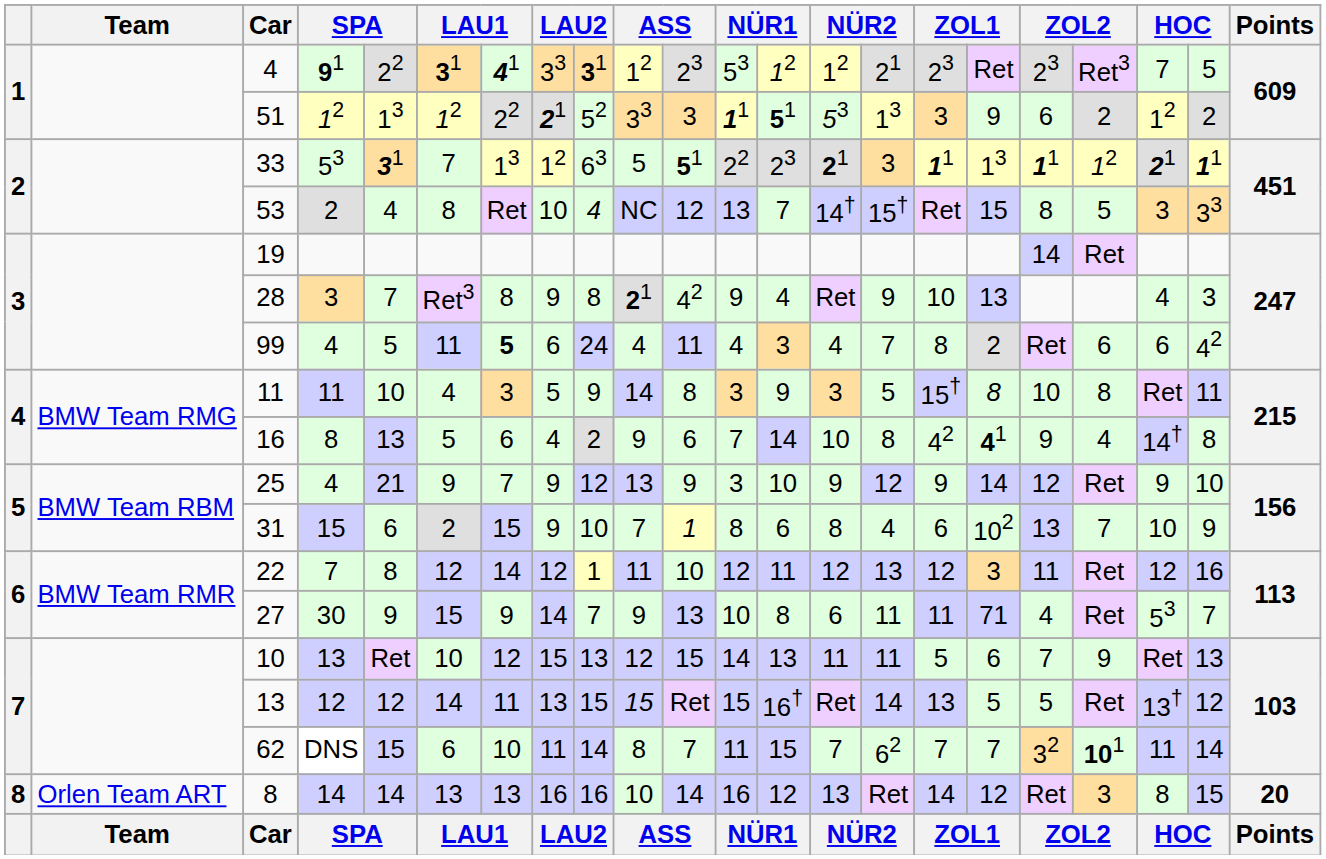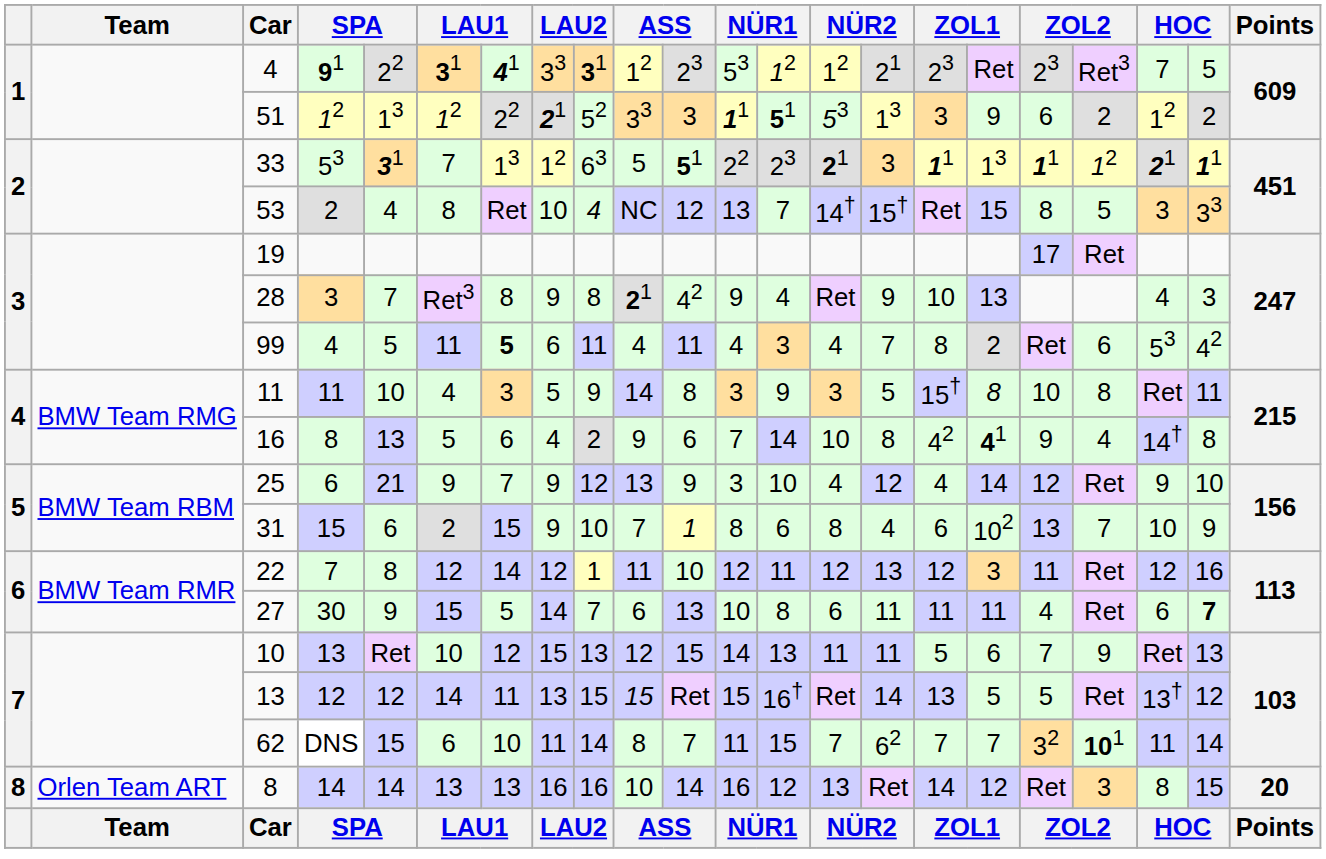(1046, 254) 14 -> (1046, 254) 17
(594, 345) 24 -> (594, 345) 11
(1162, 345) 6 -> (1162, 345) 53
(331, 483) 4 -> (331, 483) 6
(835, 483) 9 -> (835, 483) 4
(941, 483) 9 -> (941, 483) 4
(507, 615) 9 -> (507, 612) 5
(639, 615) 9 -> (639, 612) 6
(994, 615) 71 -> (994, 612) 11
(1162, 615) 53 -> (1162, 612) 6
(1209, 615) normal -> (1209, 612) bold
